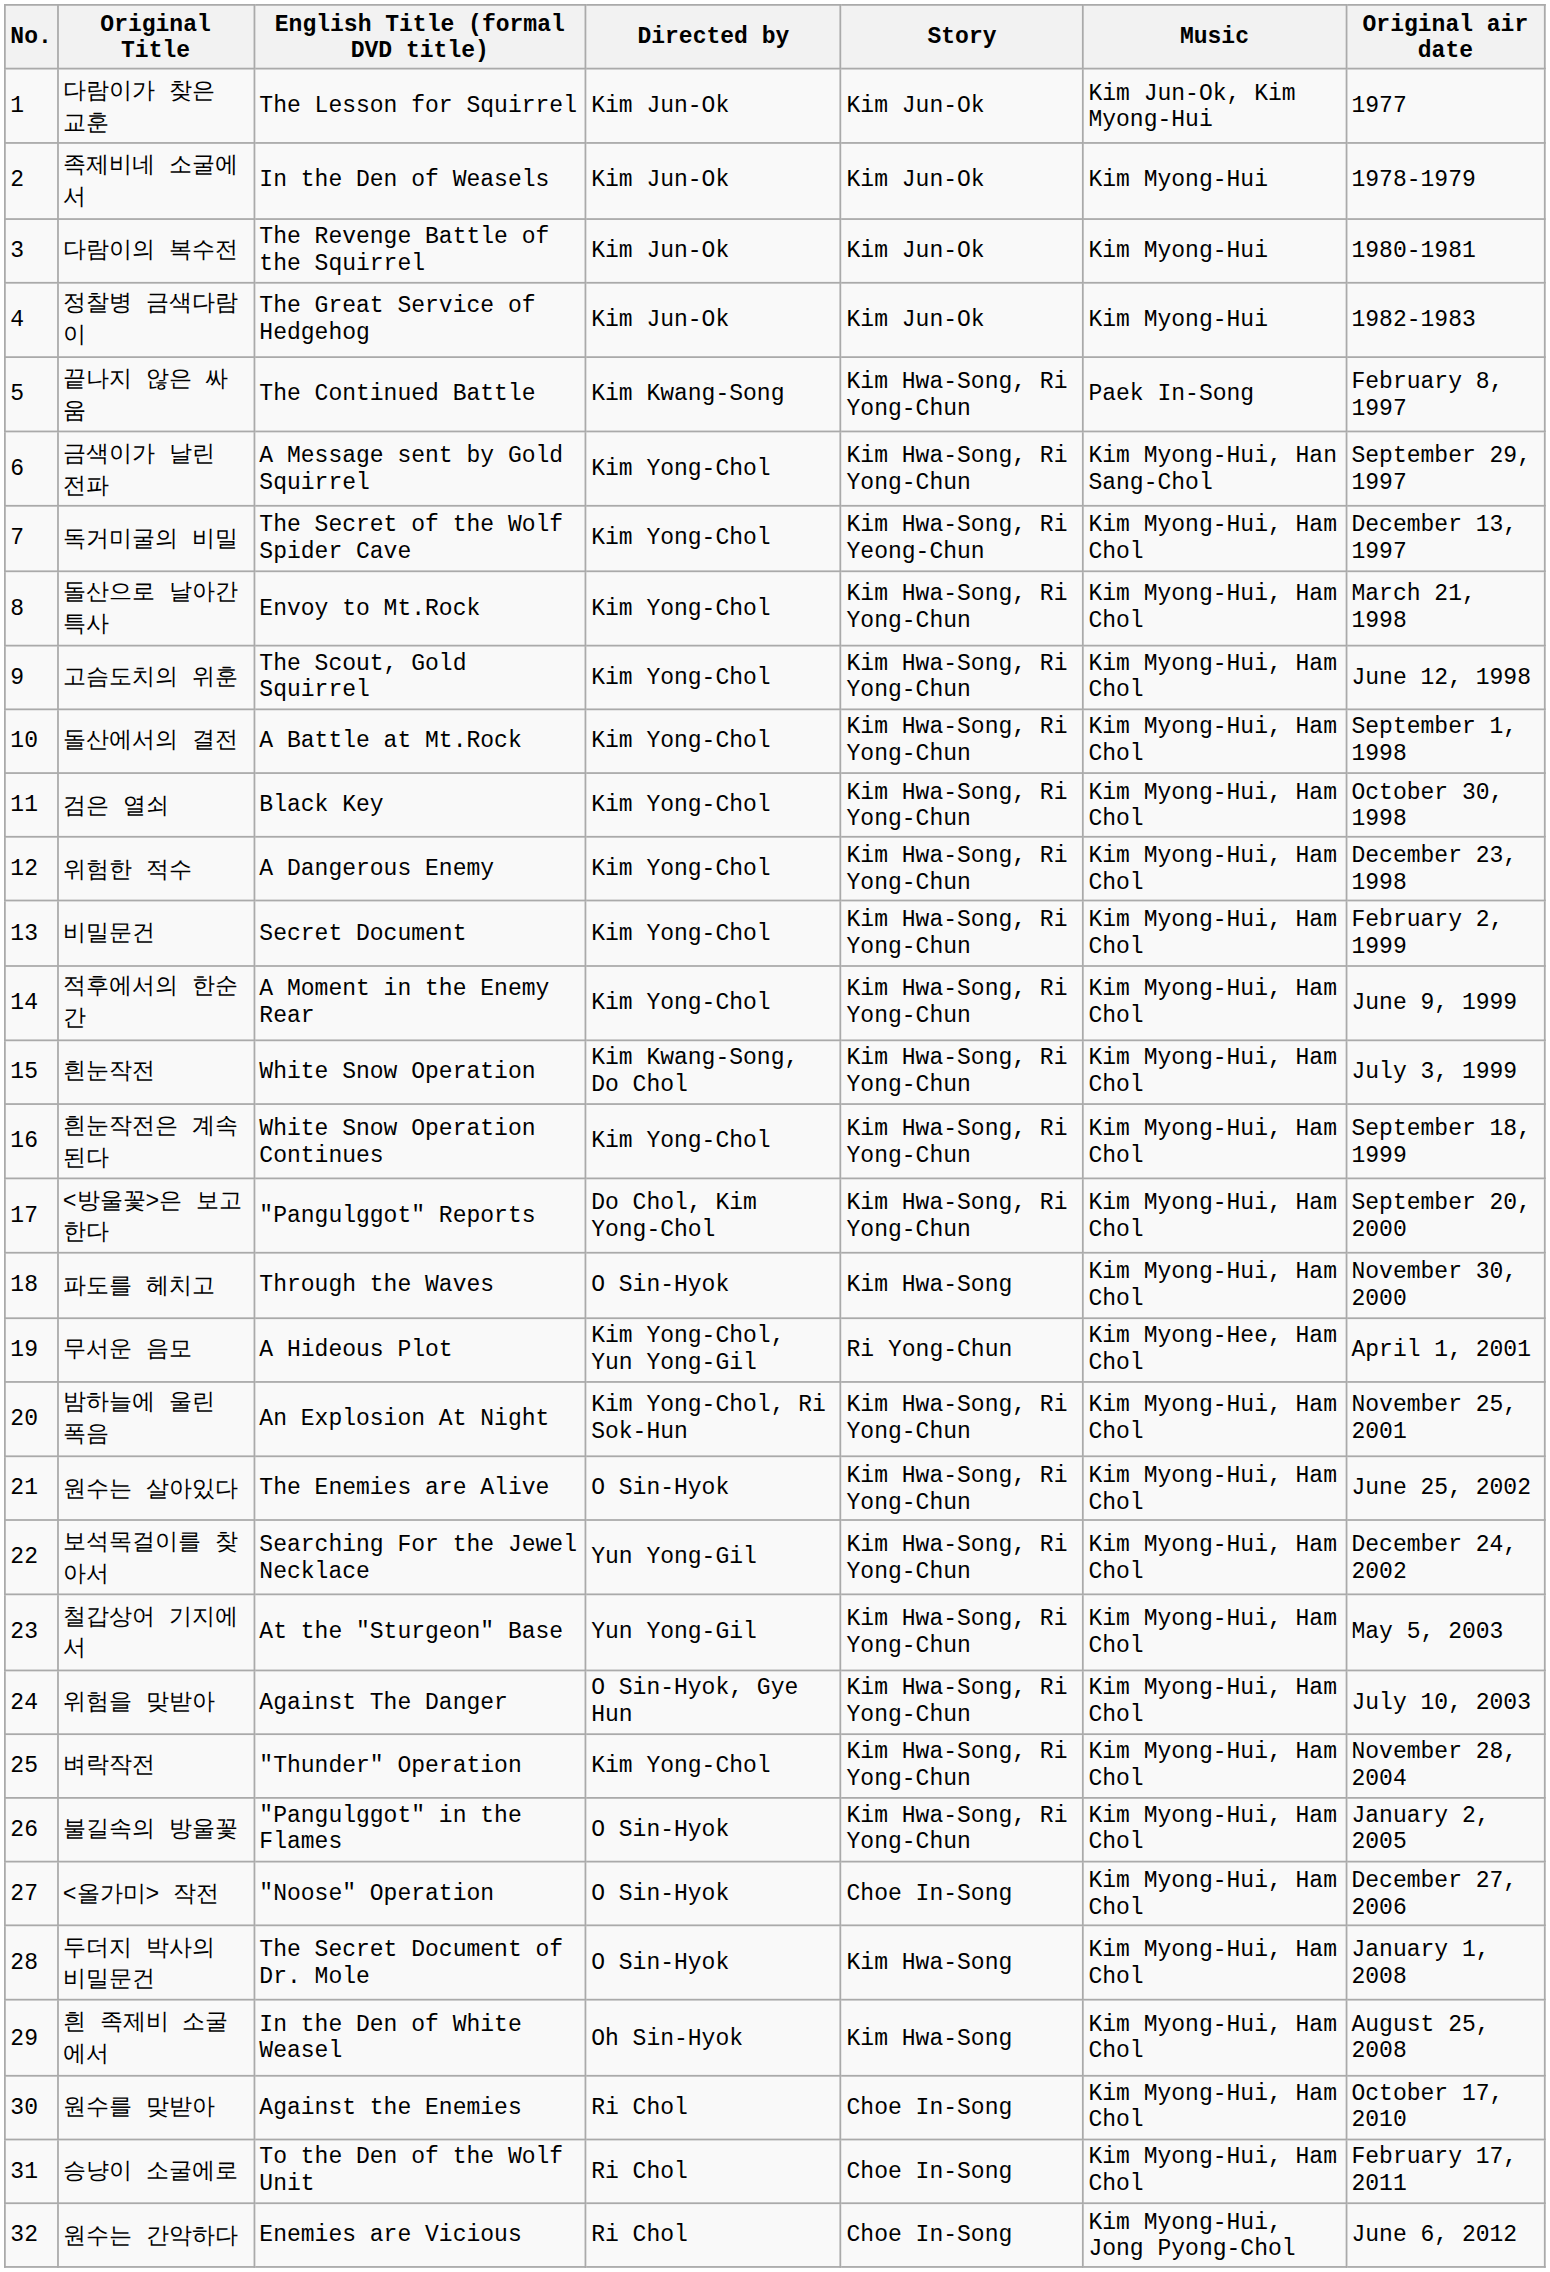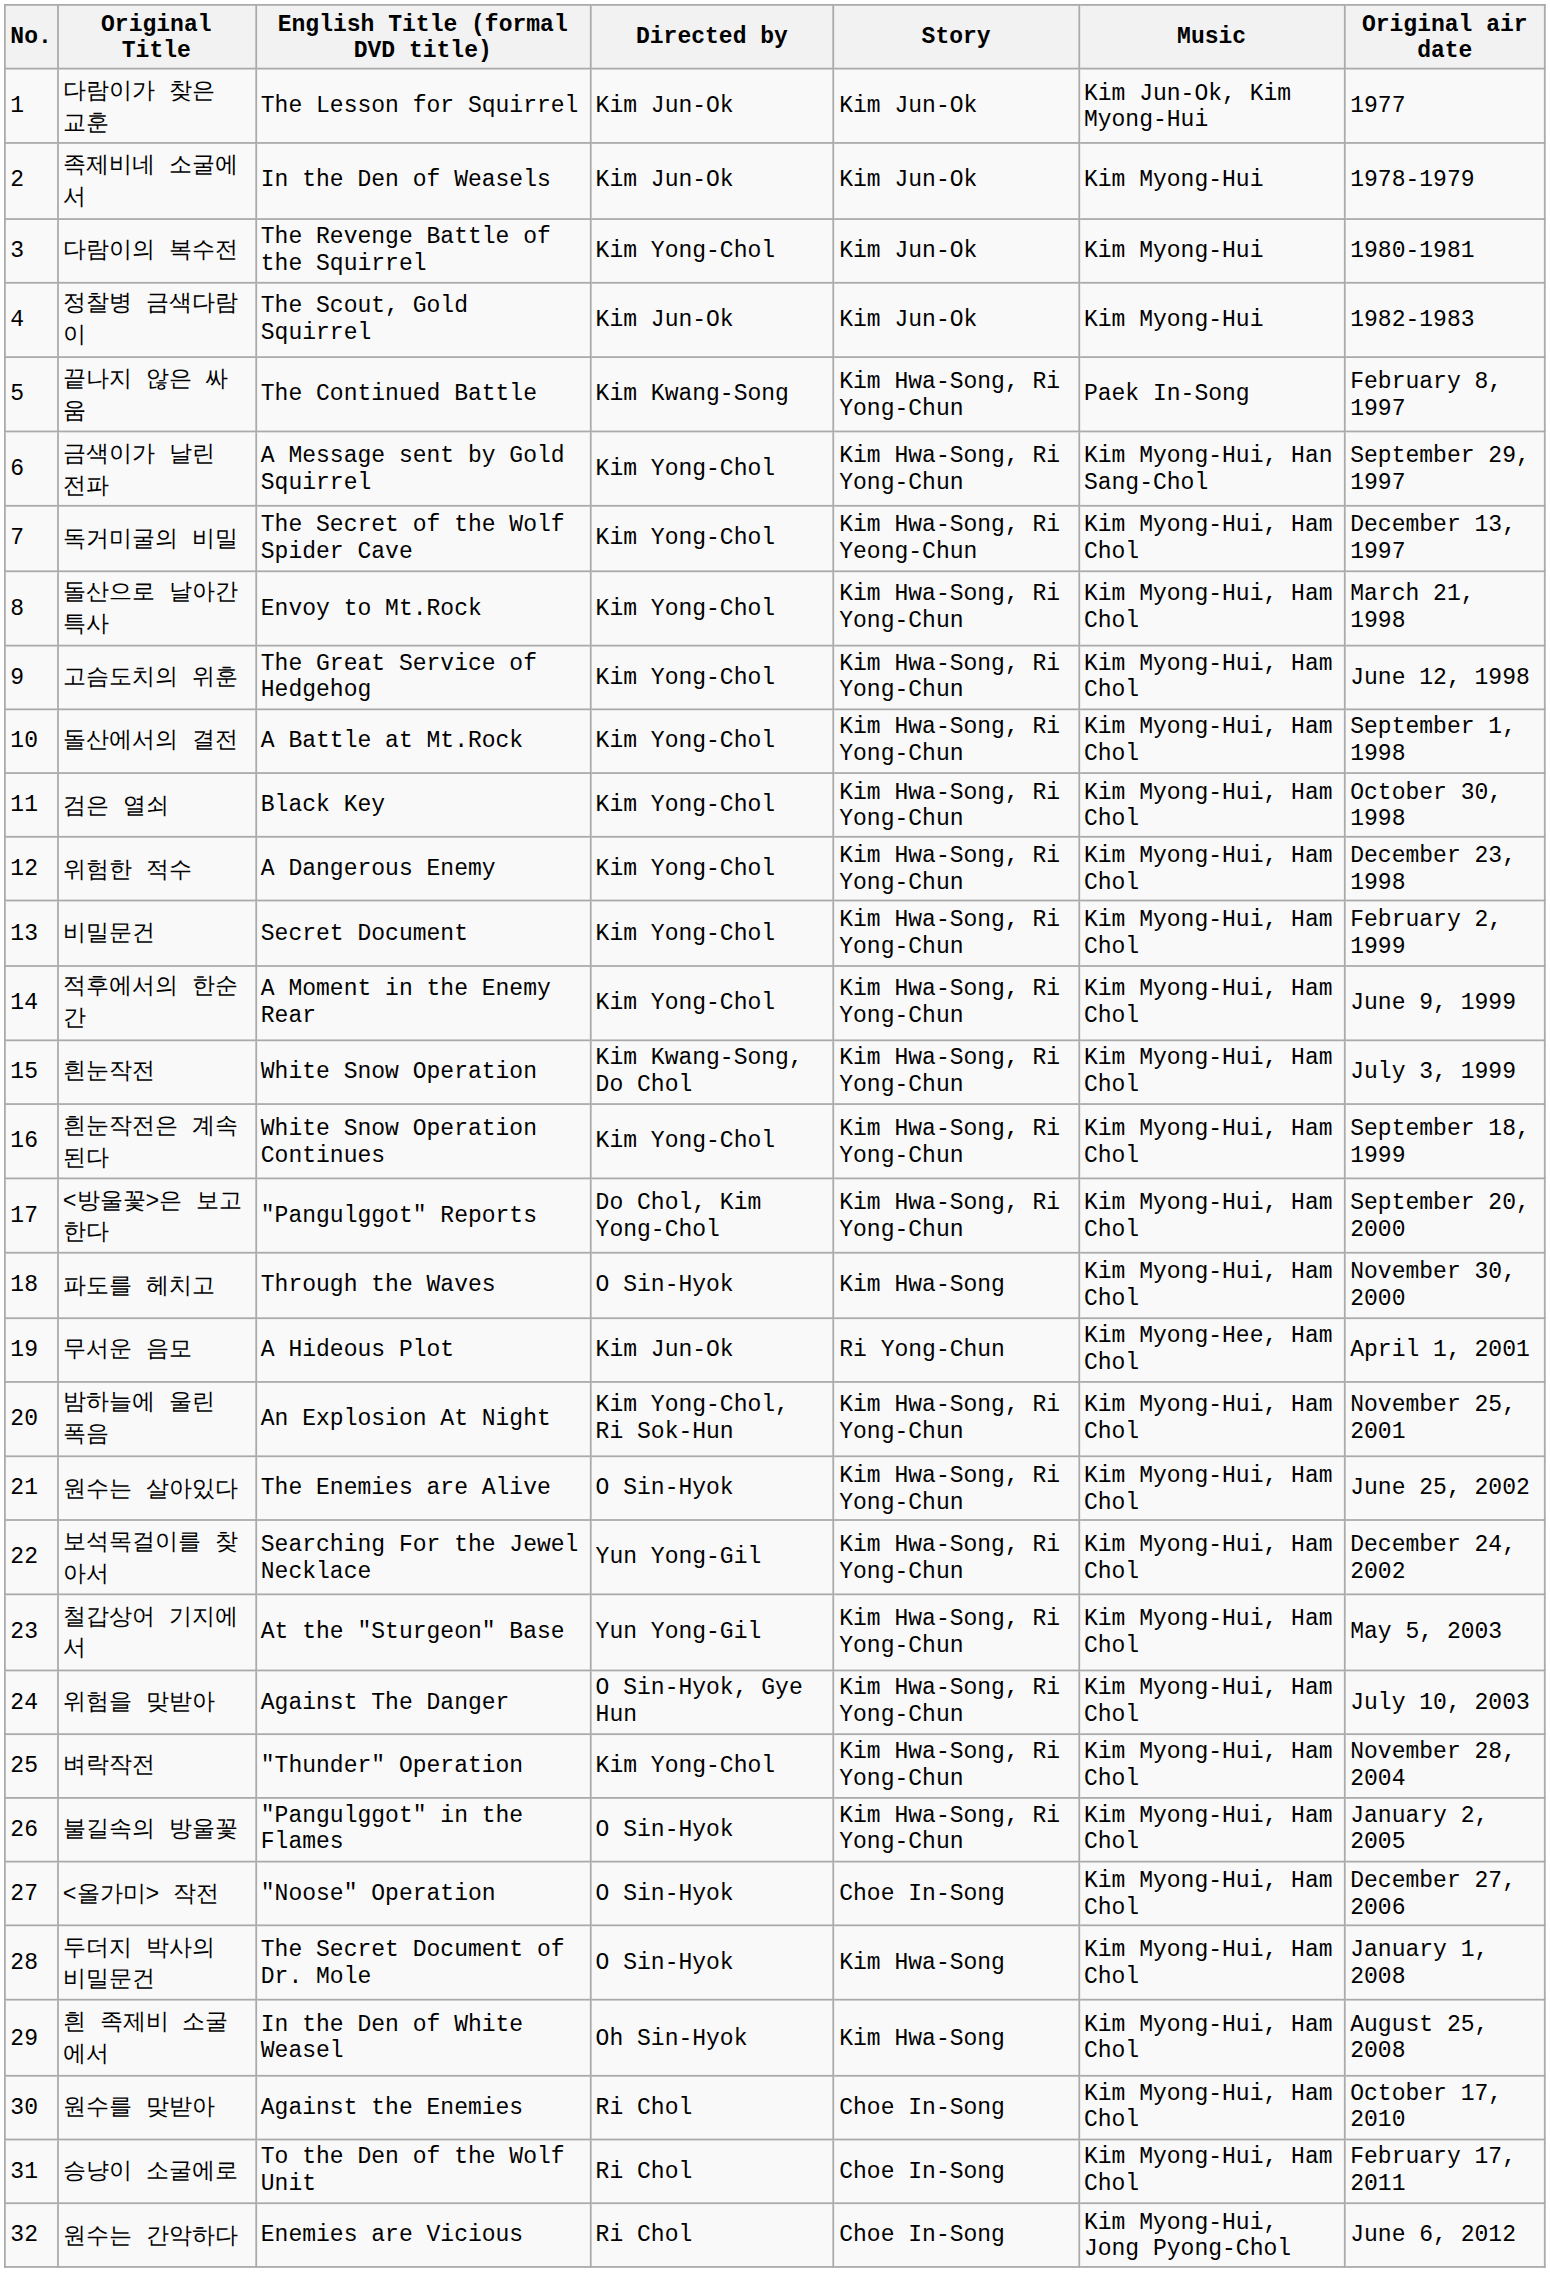(660, 250) Kim Jun-Ok -> (685, 250) Kim Yong-Chol
(397, 320) The Great Service of Hedgehog -> (364, 320) The Scout, Gold Squirrel
(363, 677) The Scout, Gold Squirrel -> (399, 677) The Great Service of Hedgehog
(688, 1349) Kim Yong-Chol, Yun Yong-Gil -> (665, 1349) Kim Jun-Ok
